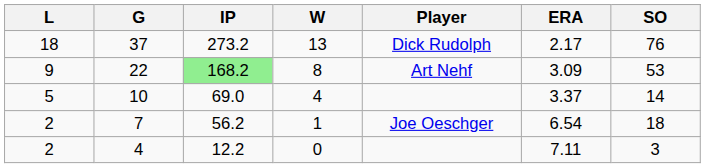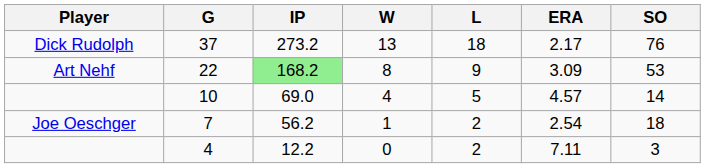columns swapped: (442, 17) <-> (49, 17)
(566, 96) 3.37 -> (566, 96) 4.57
(566, 123) 6.54 -> (566, 123) 2.54
